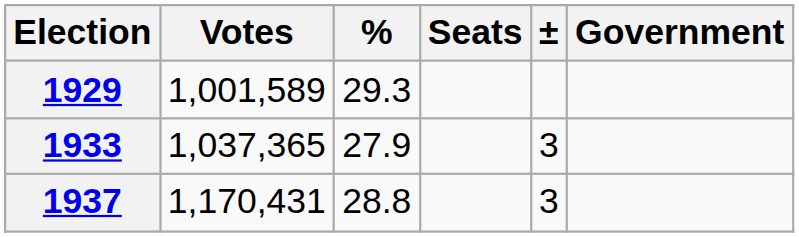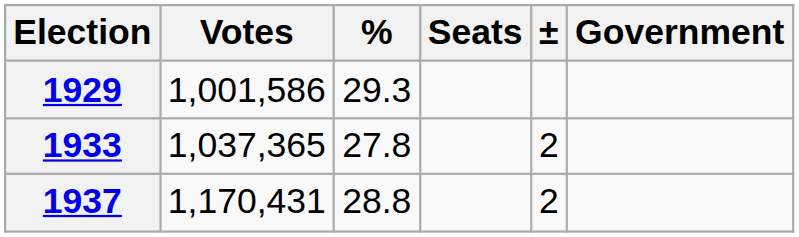(247, 88) 1,001,589 -> (247, 88) 1,001,586
(377, 145) 27.9 -> (377, 145) 27.8
(549, 145) 3 -> (549, 145) 2
(549, 201) 3 -> (549, 201) 2
